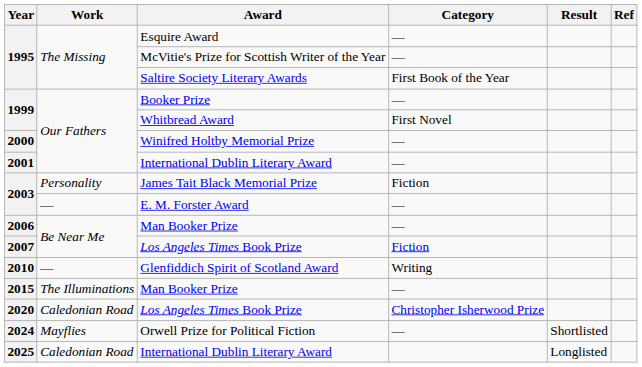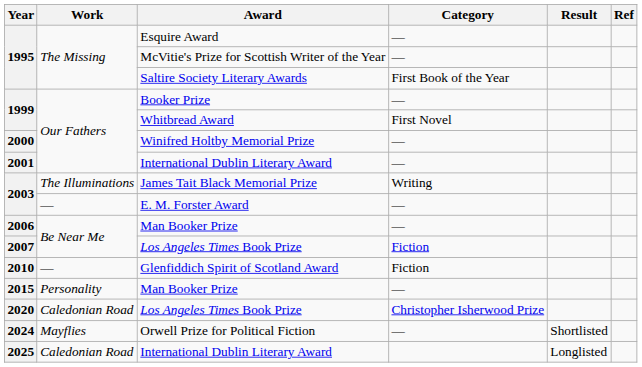(71, 183) Personality -> (87, 183) The Illuminations
(410, 183) Fiction -> (412, 183) Writing
(412, 267) Writing -> (410, 267) Fiction
(87, 288) The Illuminations -> (71, 288) Personality
